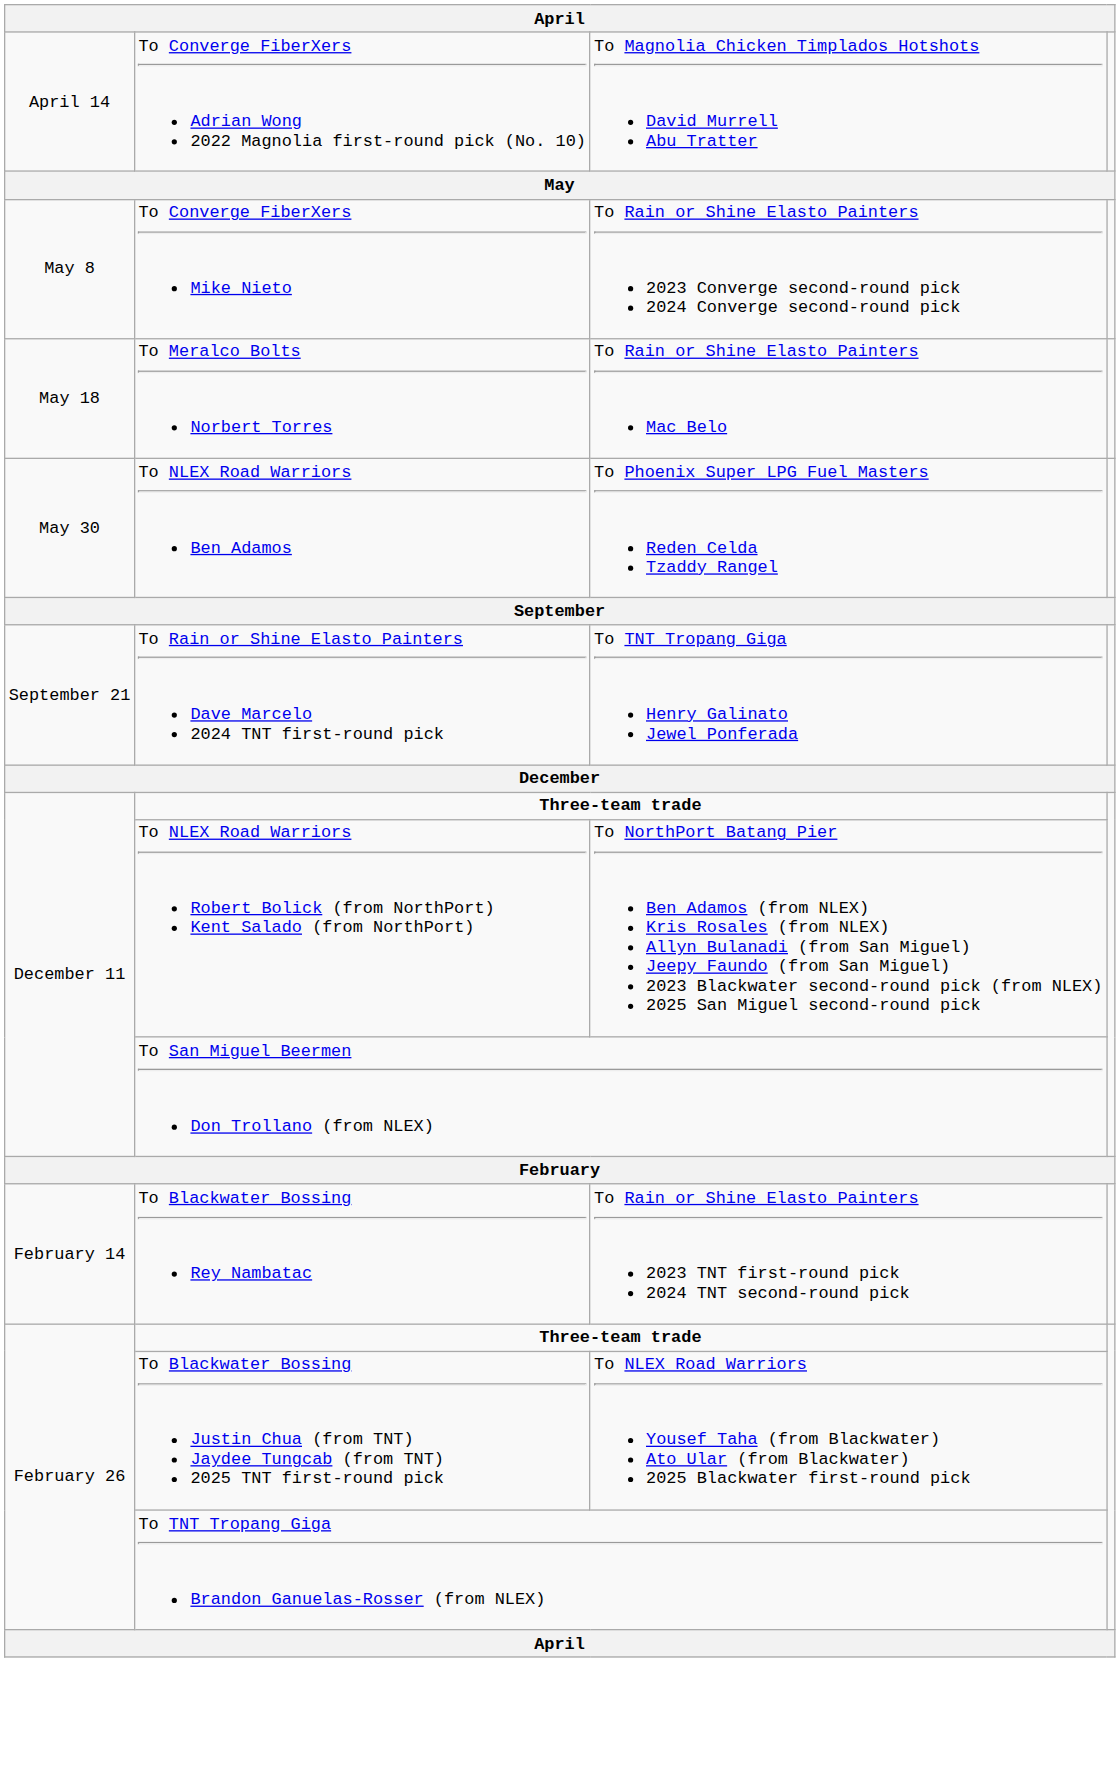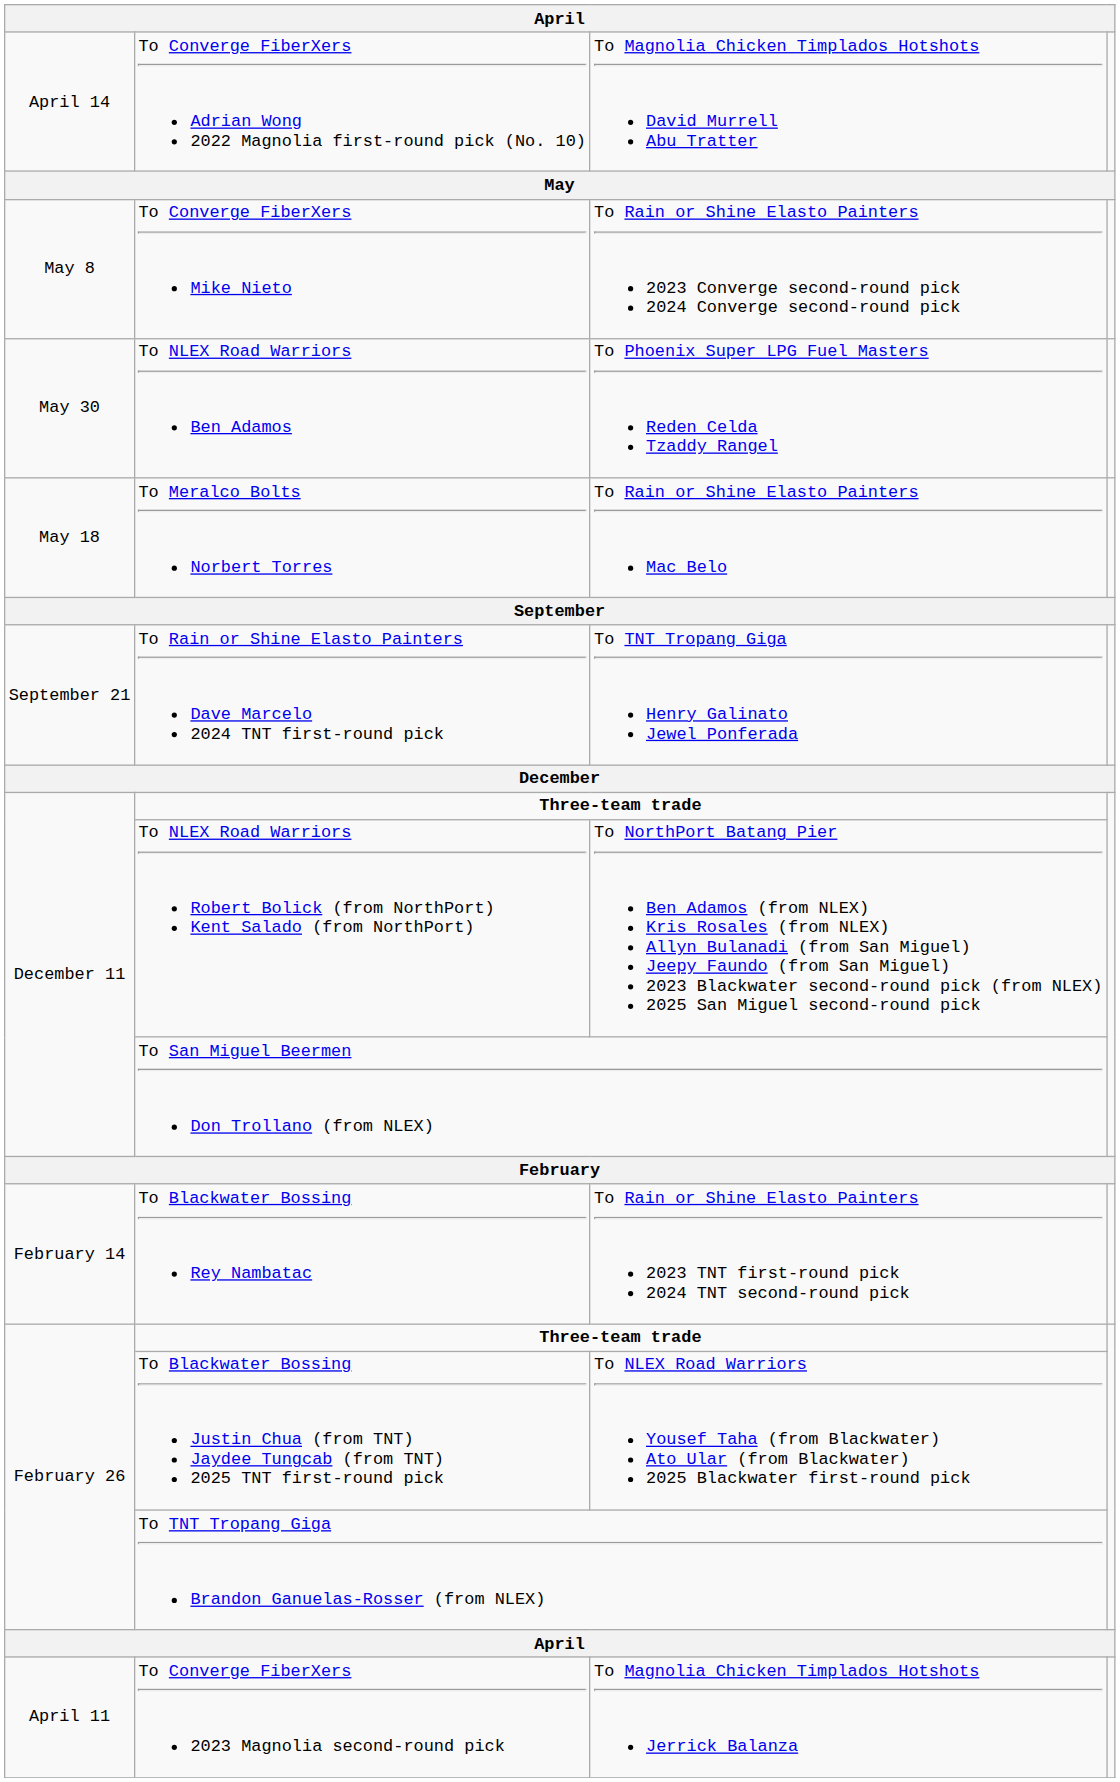rows swapped: (70, 398) <-> (70, 528)
+ row: (70, 1717)
